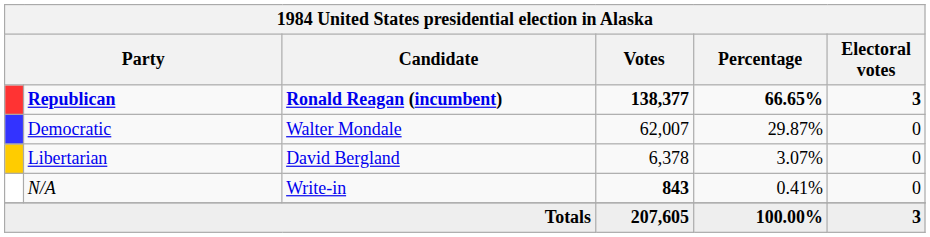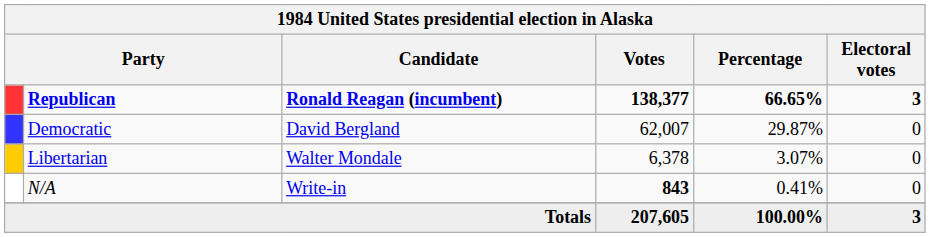(344, 129) Walter Mondale -> (343, 129) David Bergland
(343, 159) David Bergland -> (344, 159) Walter Mondale
